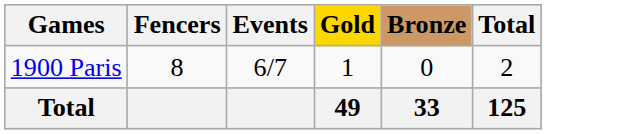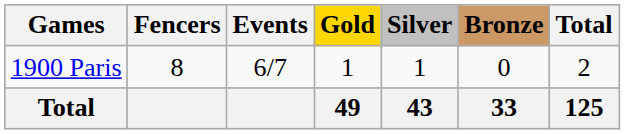+ column: (420, 25)
